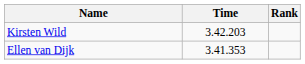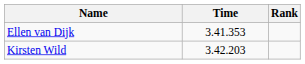rows swapped: (41, 50) <-> (37, 31)
